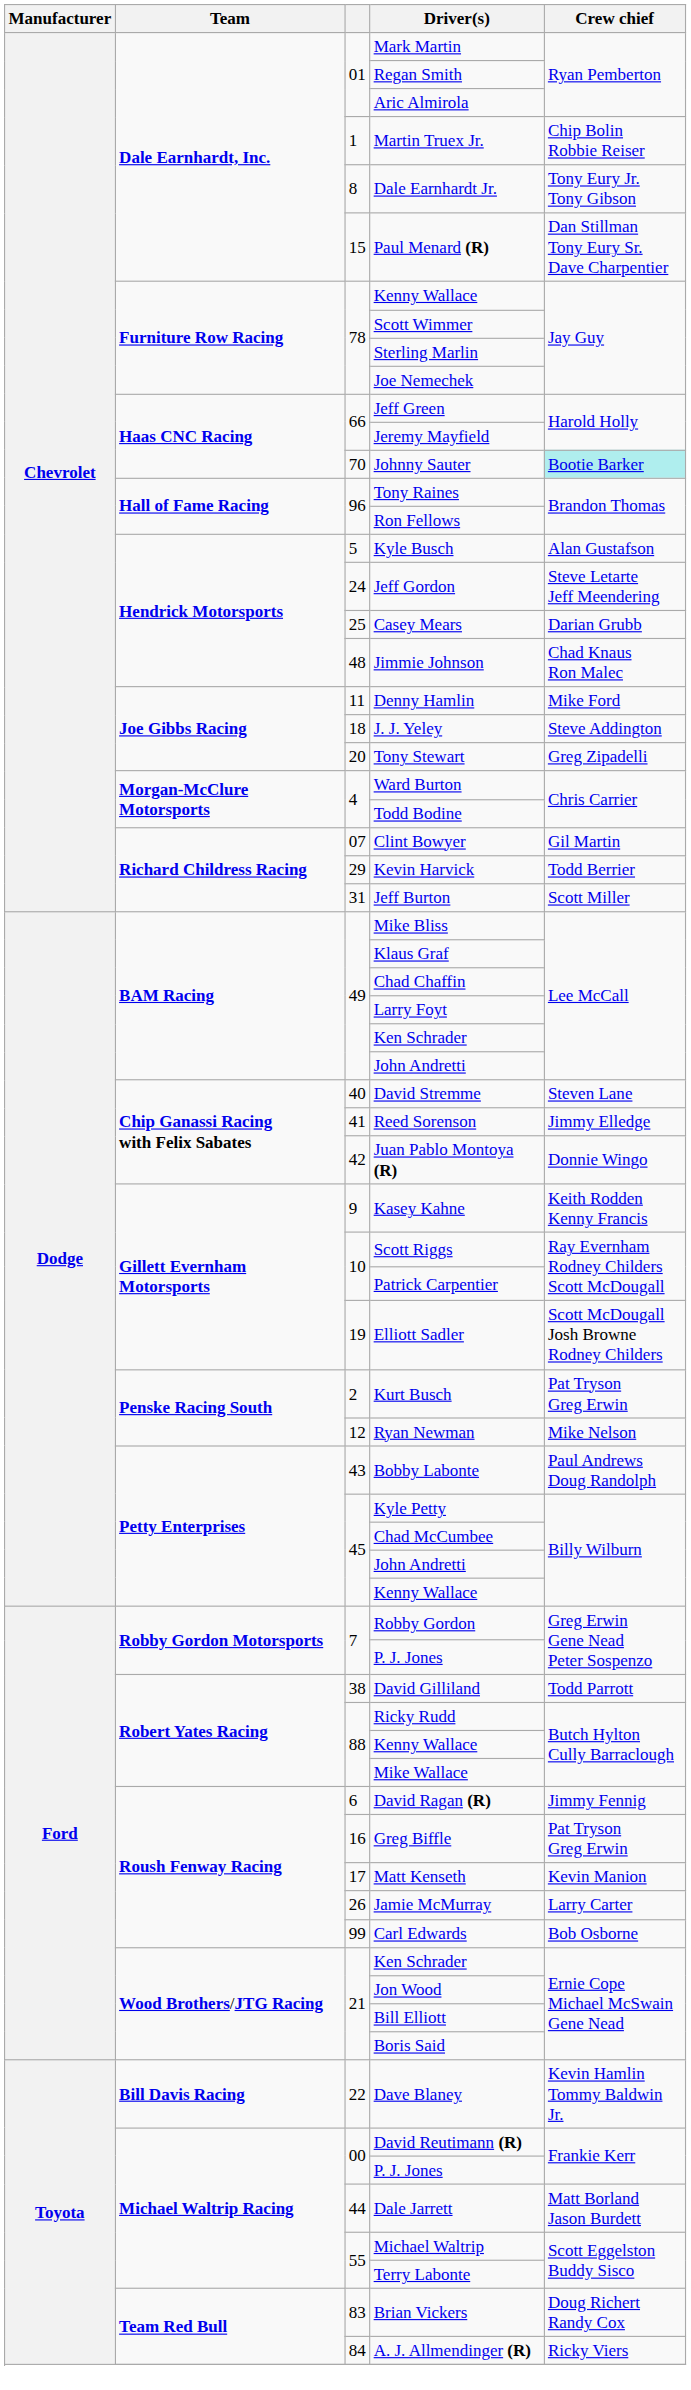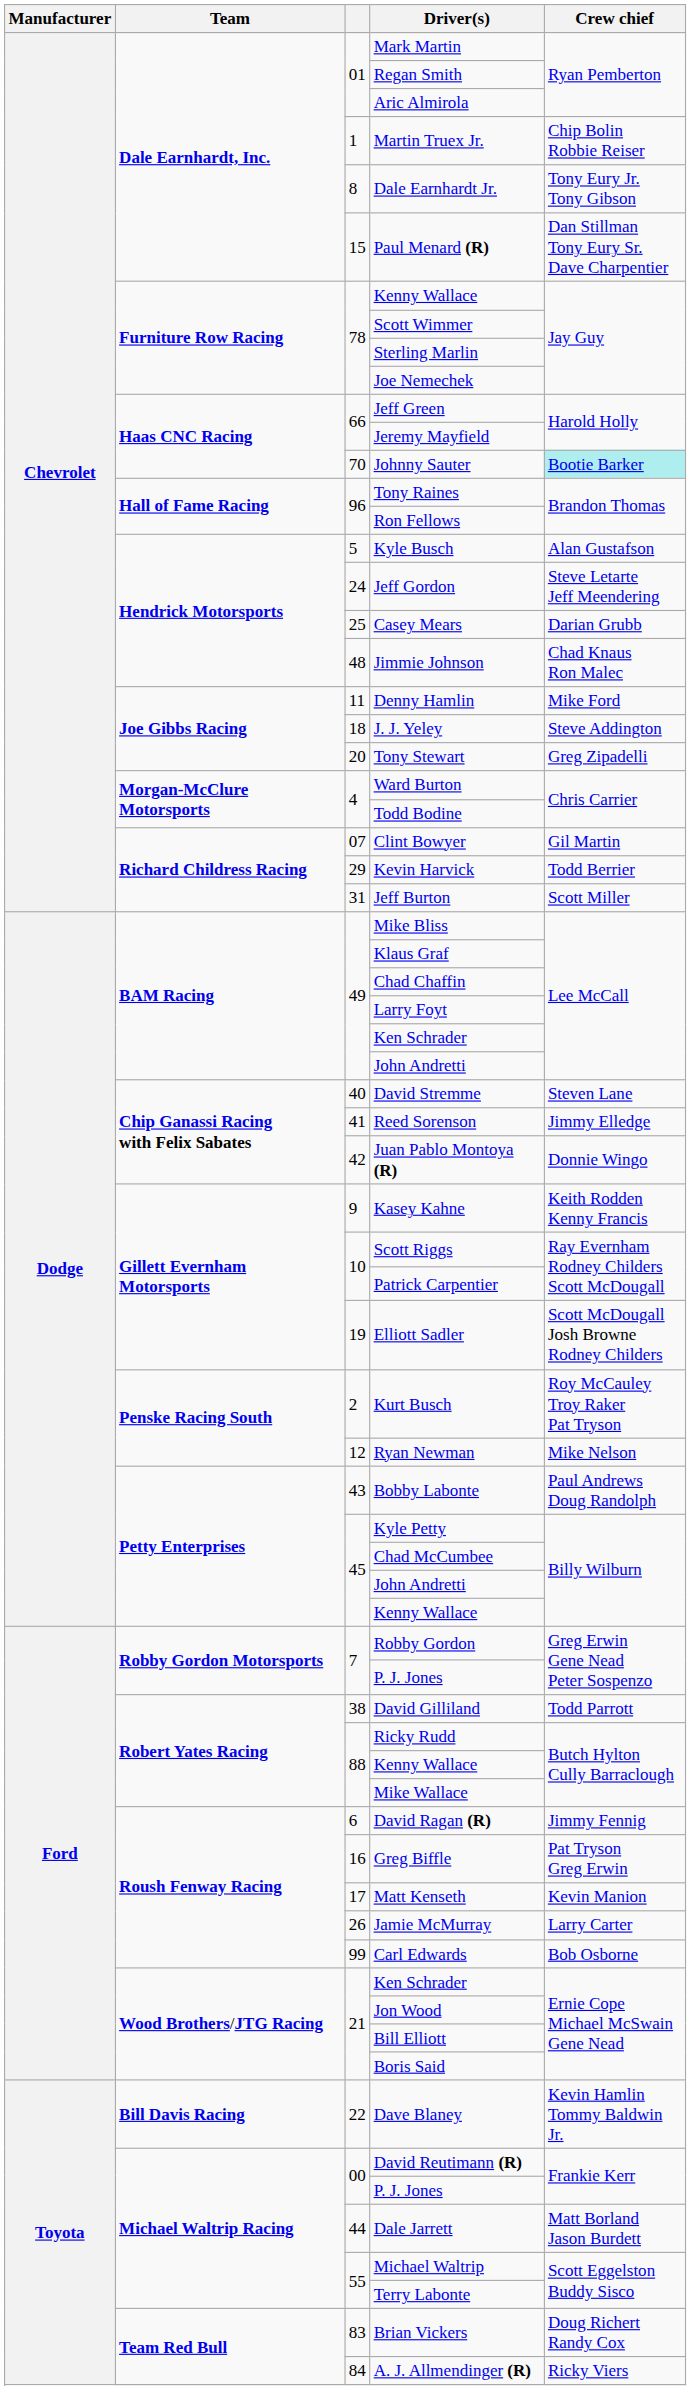(588, 1393) Pat Tryson Greg Erwin -> (600, 1403) Roy McCauley Troy Raker Pat Tryson
